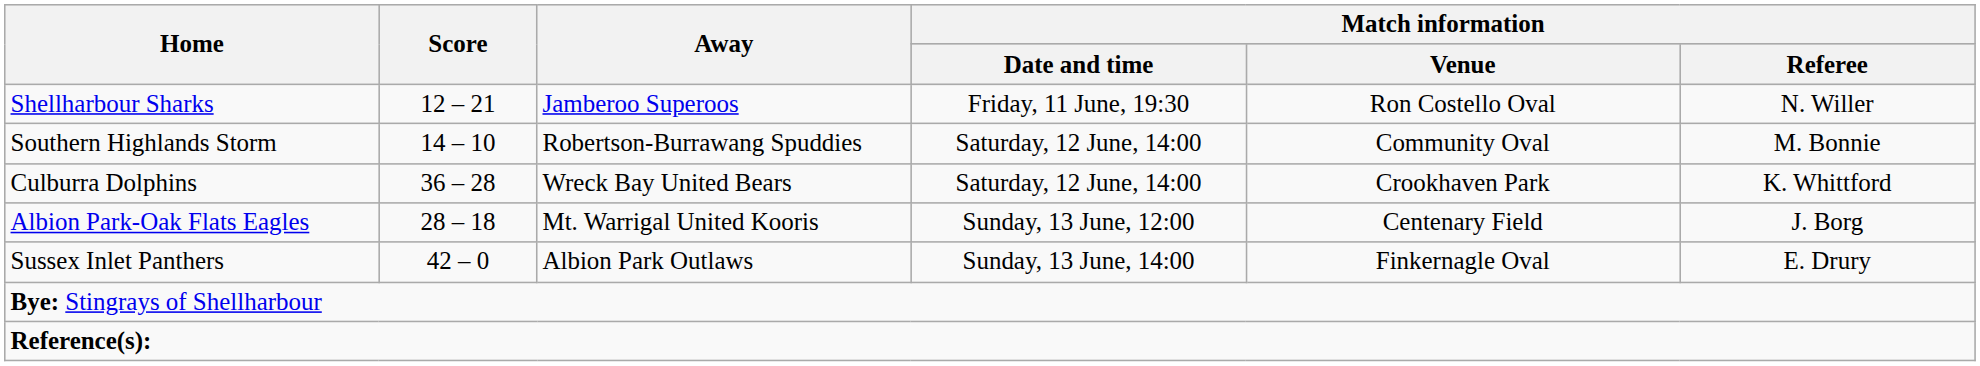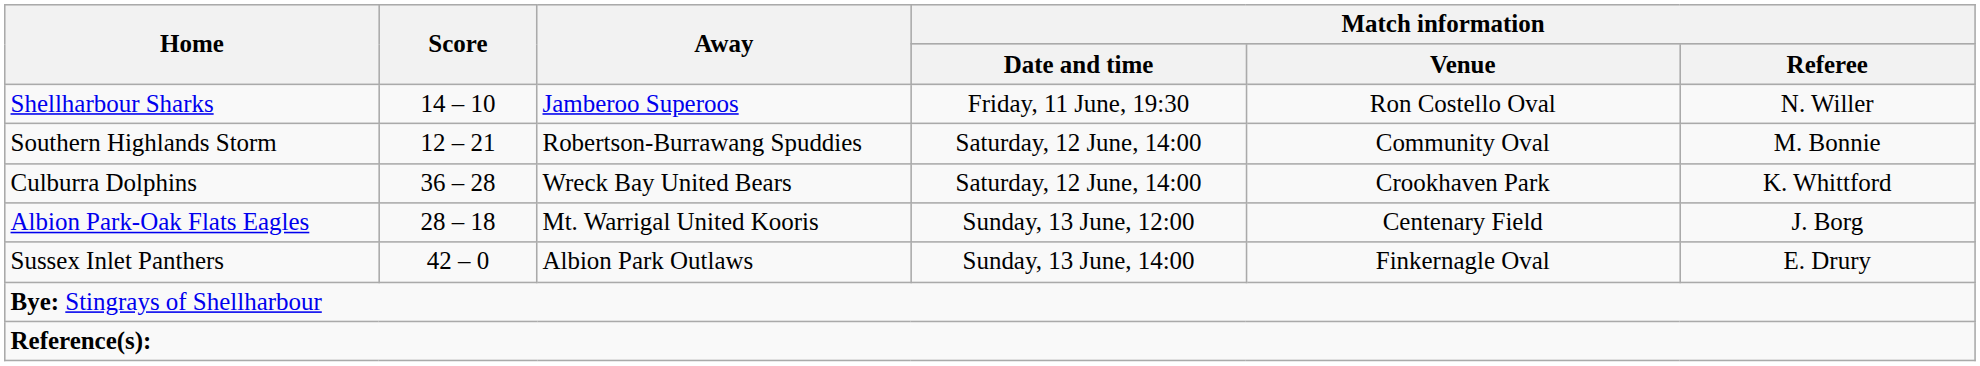(458, 103) 12 – 21 -> (458, 103) 14 – 10
(458, 143) 14 – 10 -> (458, 143) 12 – 21
